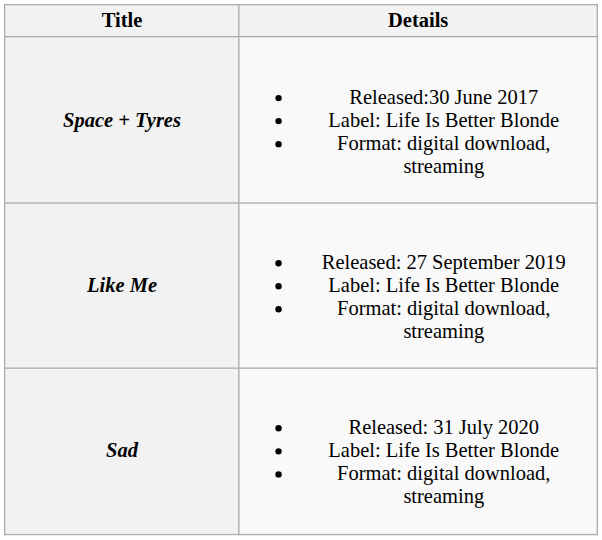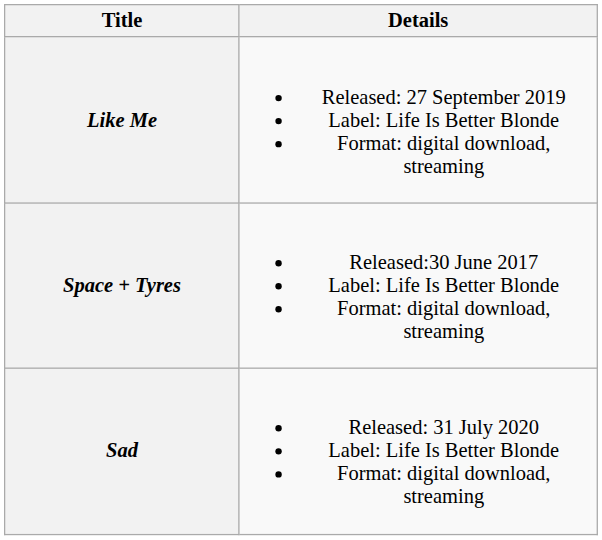rows swapped: (122, 119) <-> (122, 285)
